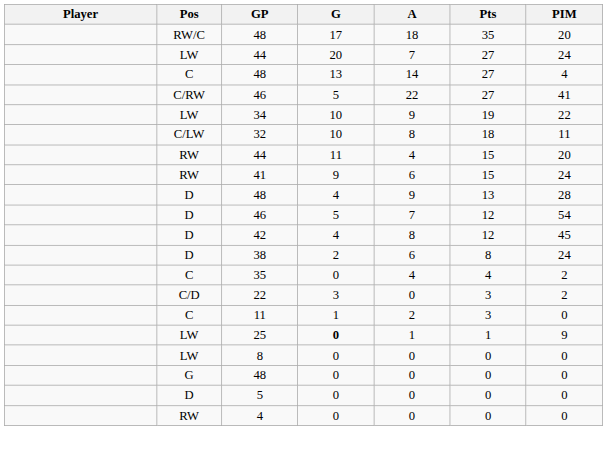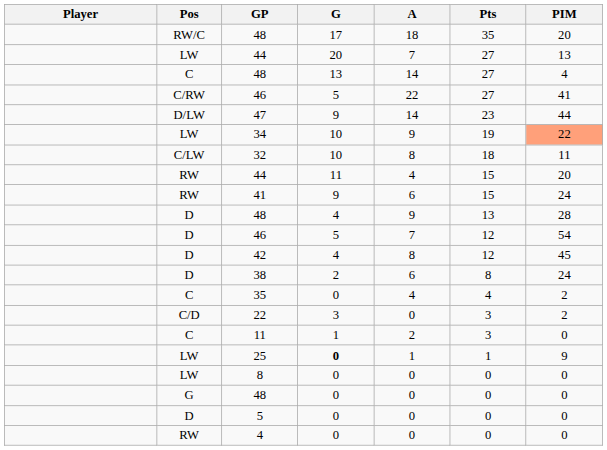(564, 54) 24 -> (564, 54) 13
+ row: (189, 114)
(564, 114) no background -> (564, 134) lightsalmon background
